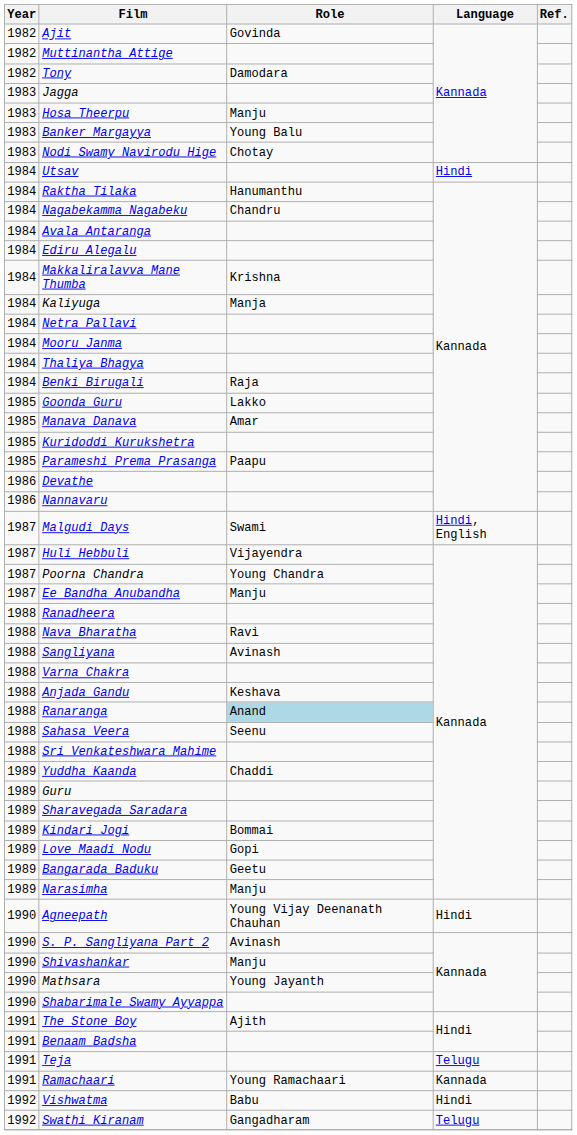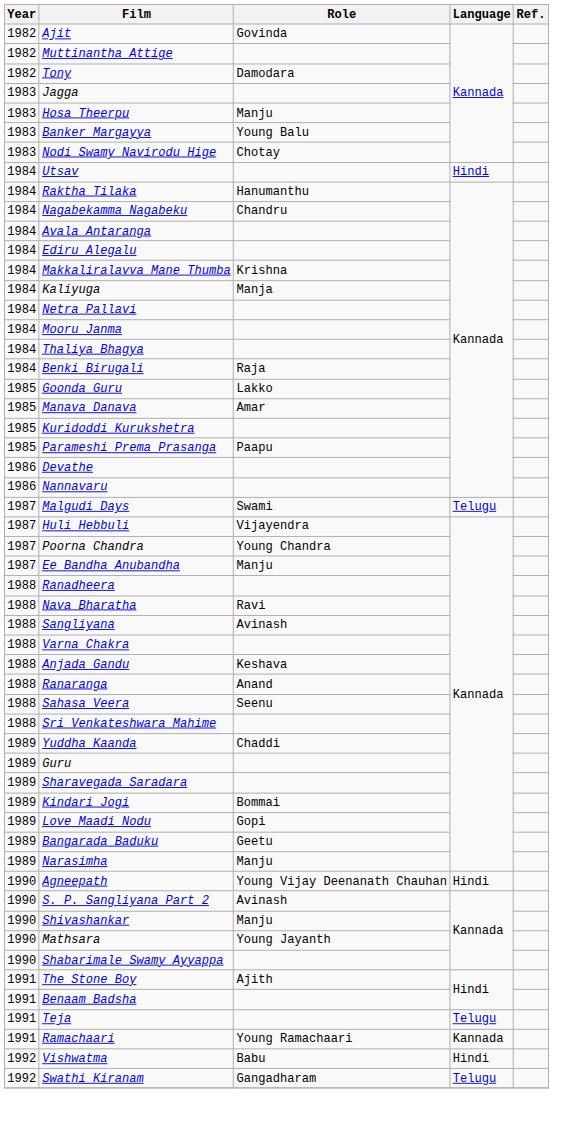(461, 528) Hindi, English -> (474, 507) Telugu
(248, 712) lightblue background -> (255, 684) no background
